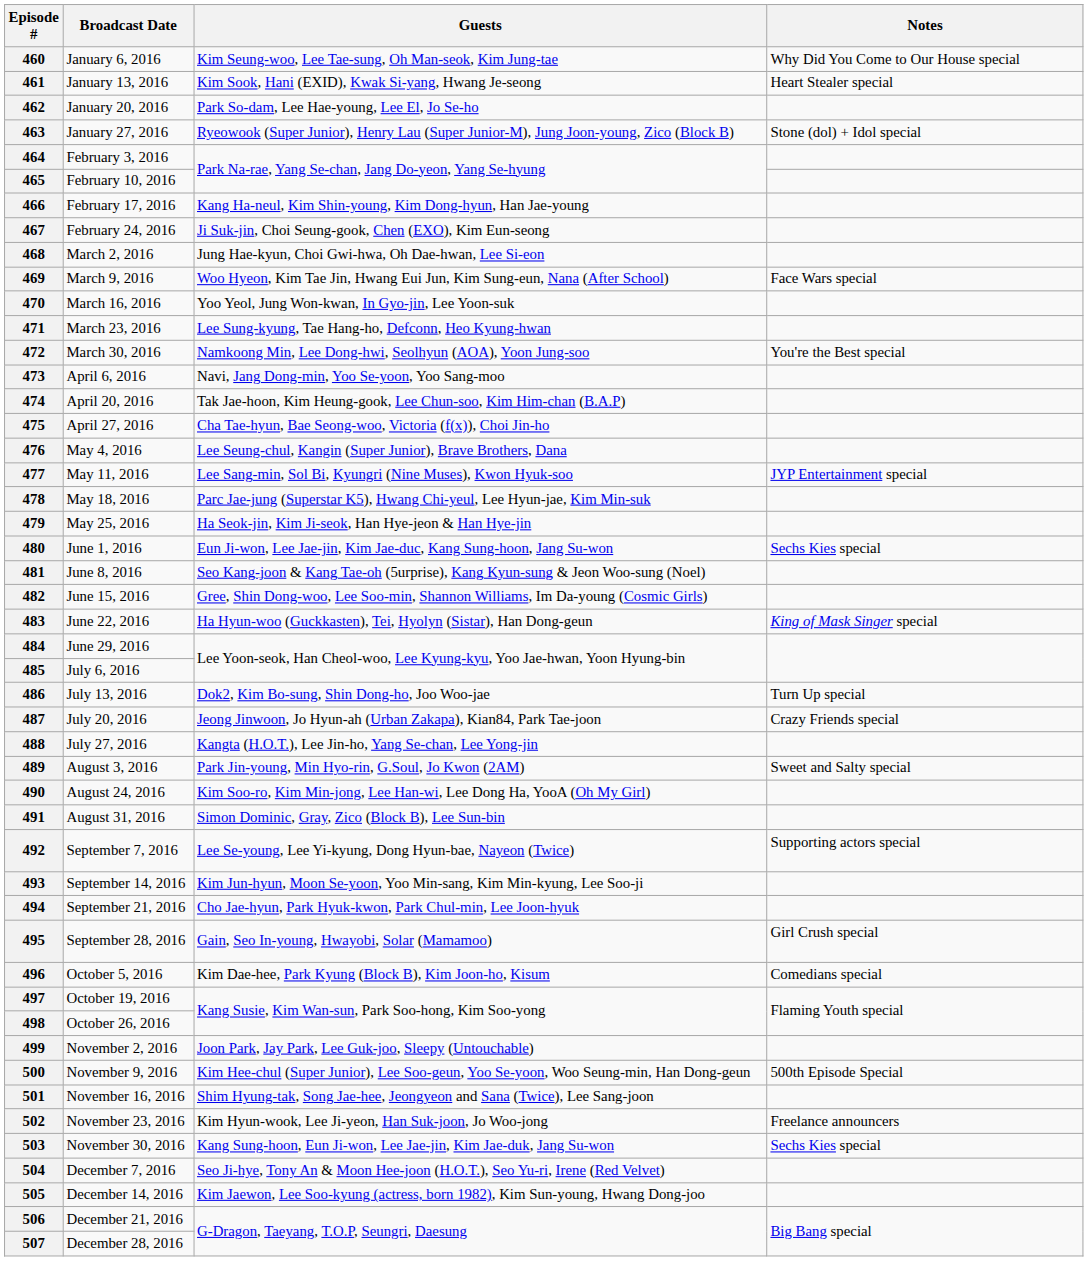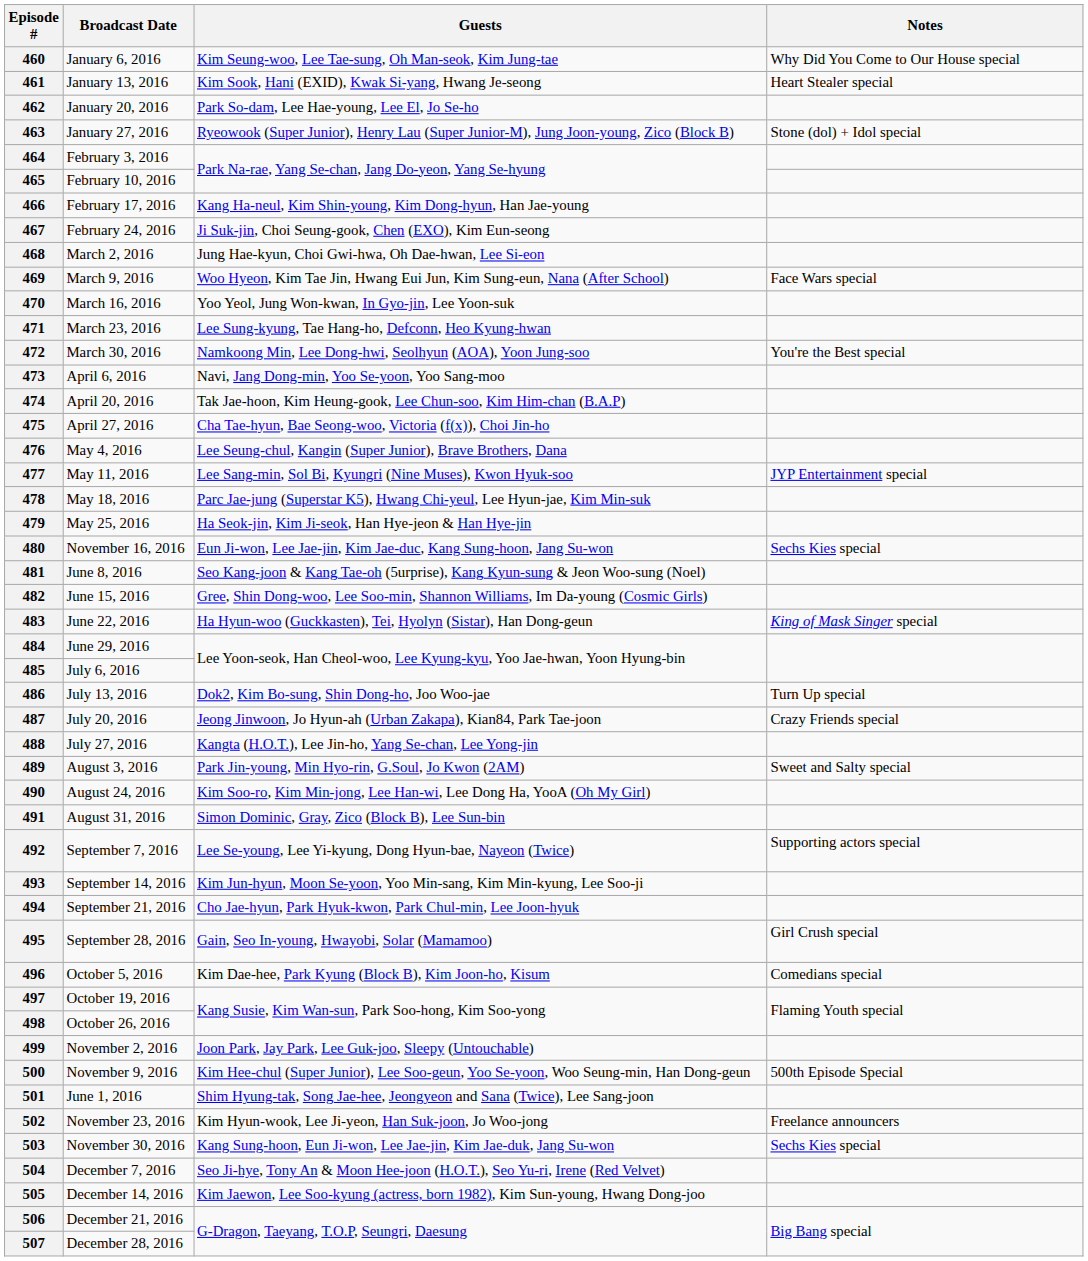(104, 548) June 1, 2016 -> (126, 548) November 16, 2016
(126, 1097) November 16, 2016 -> (104, 1097) June 1, 2016
